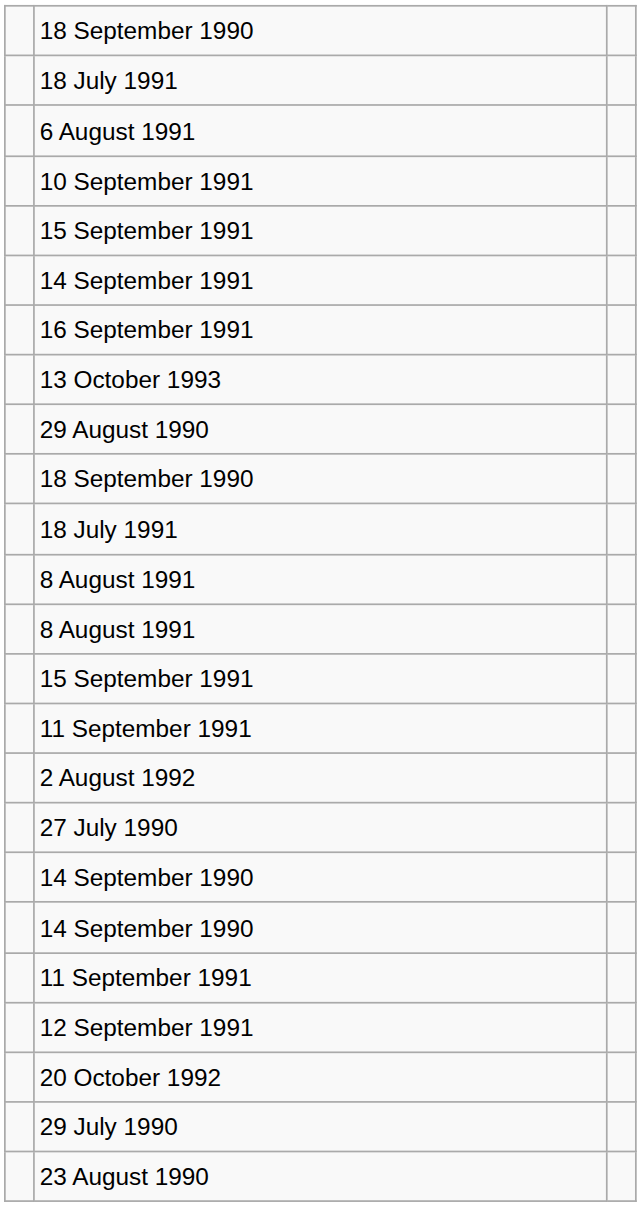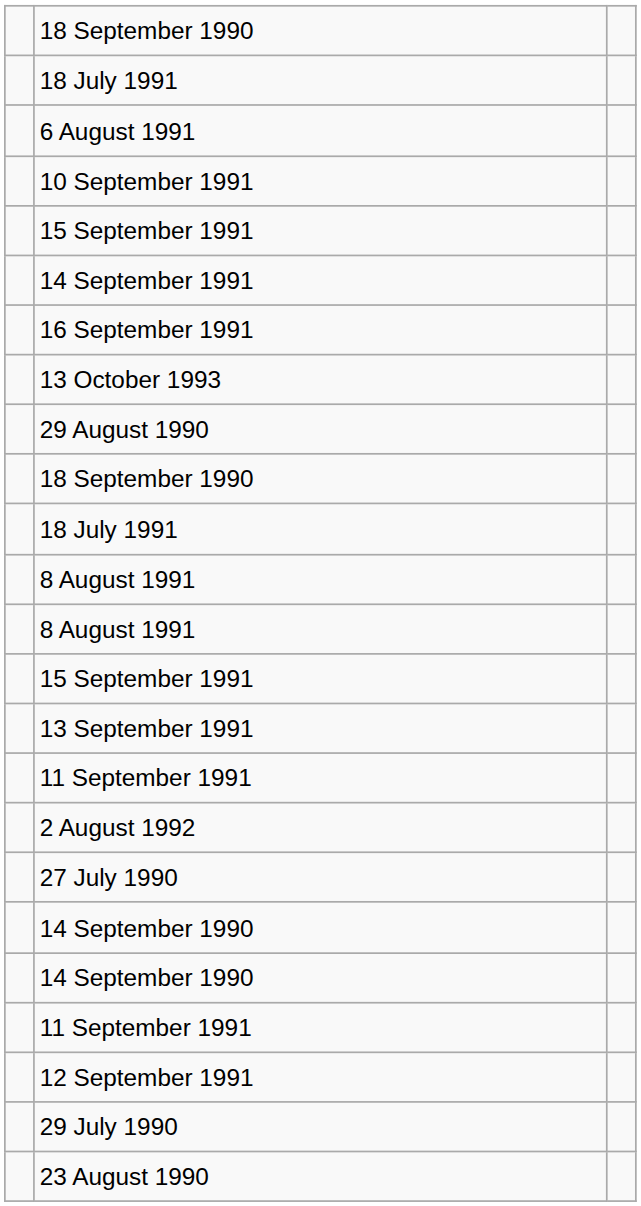+ row: (19, 728)
- row: (19, 1077)
